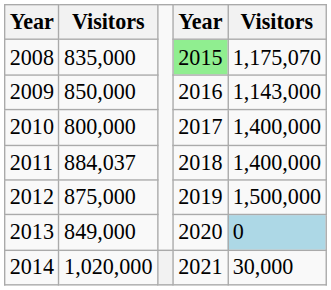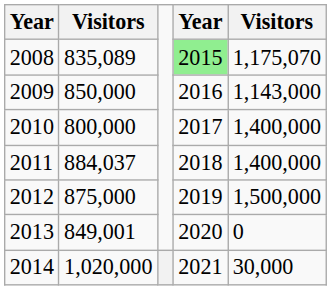(100, 57) 835,000 -> (100, 57) 835,089
(100, 232) 849,000 -> (100, 232) 849,001
(238, 232) lightblue background -> (238, 232) no background
